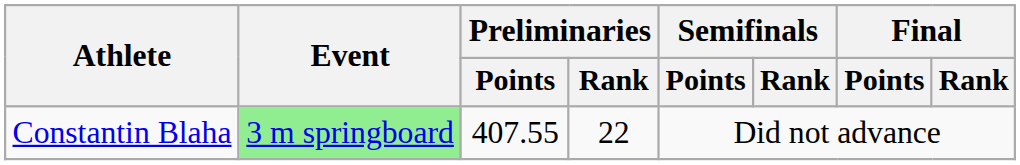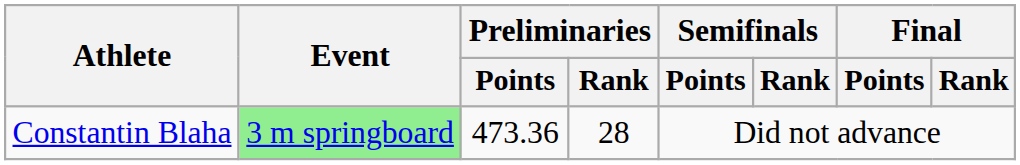(515, 132) 407.55 -> (515, 132) 473.36
(614, 132) 22 -> (614, 132) 28
